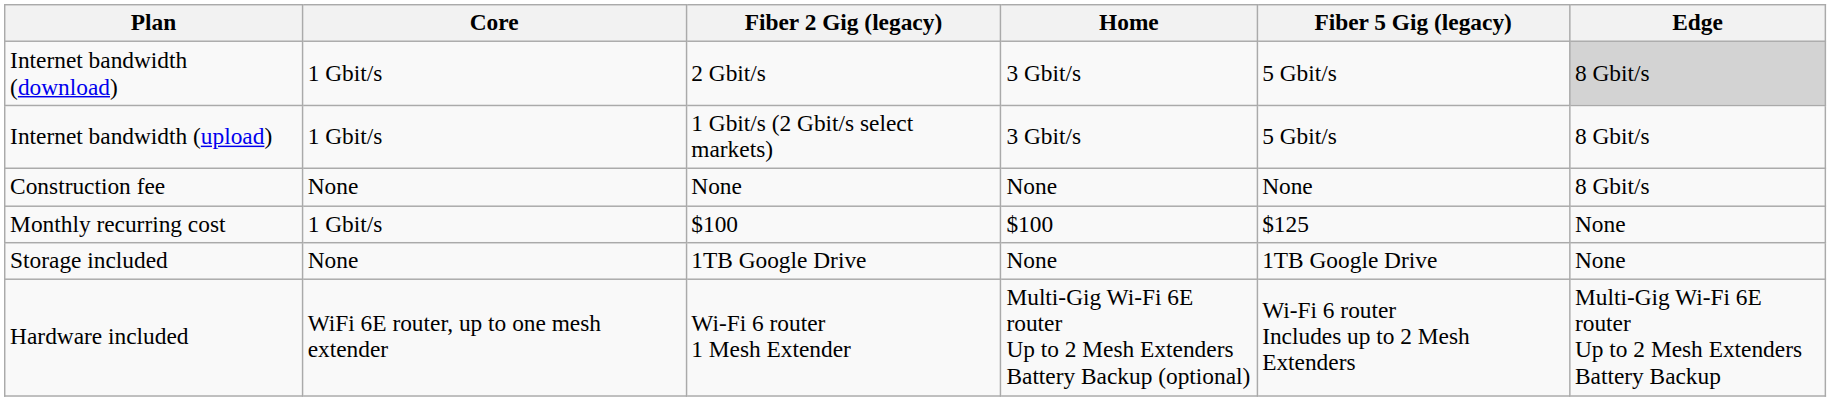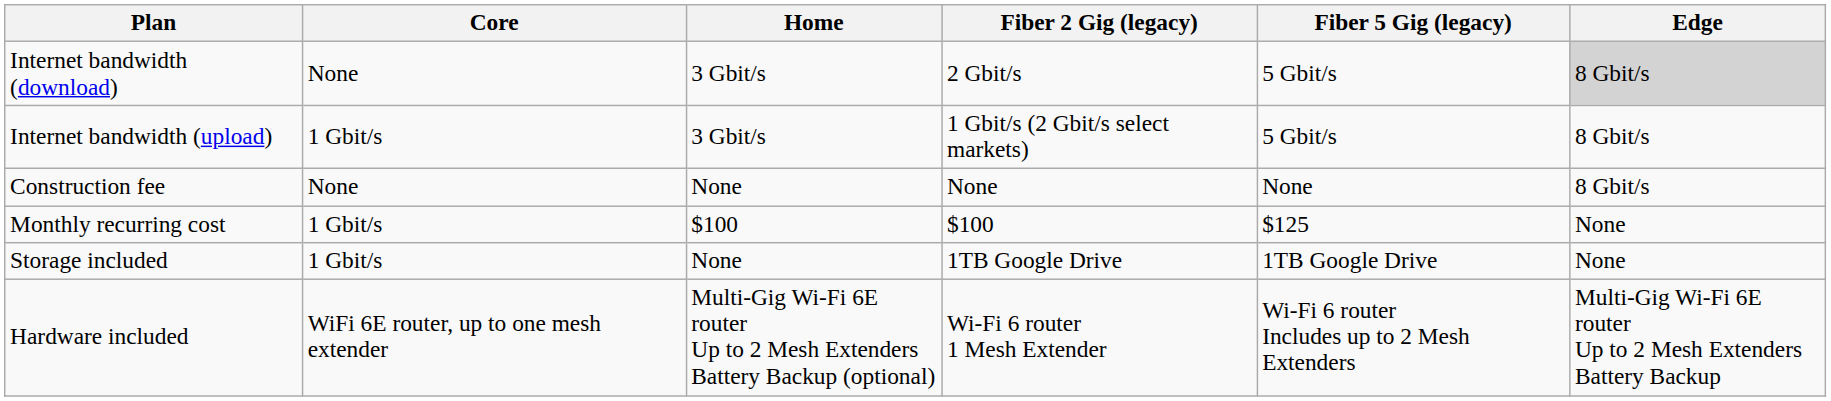columns swapped: (843, 23) <-> (1129, 23)
(345, 73) 1 Gbit/s -> (333, 73) None
(333, 260) None -> (345, 260) 1 Gbit/s
